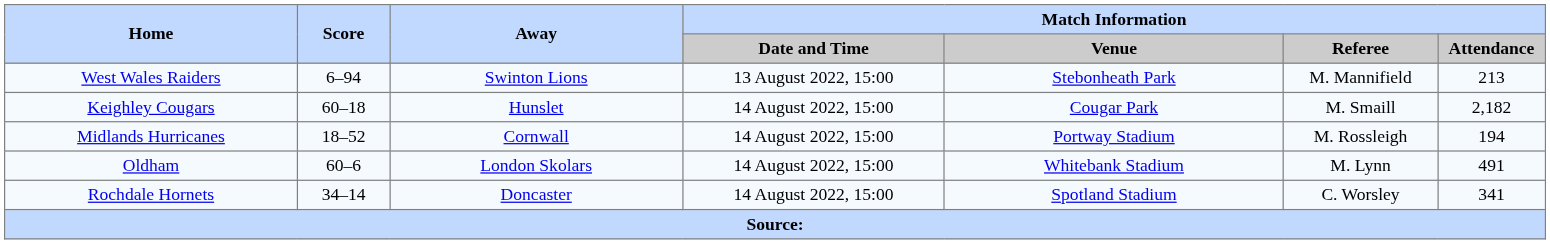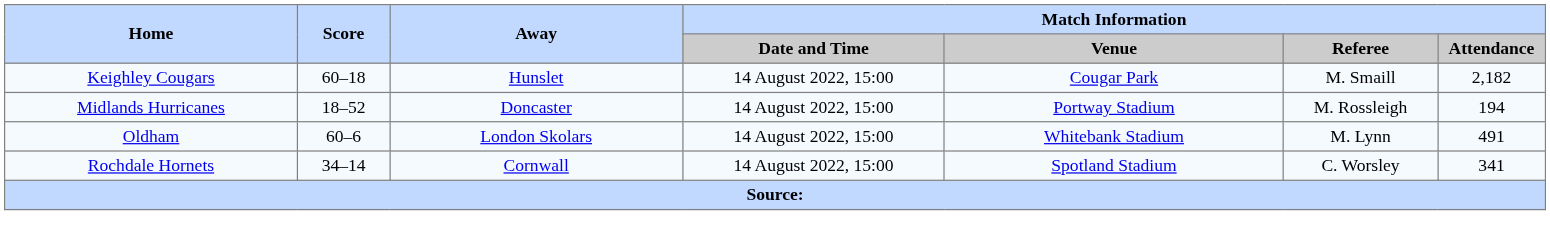- row: (151, 77)
(536, 136) Cornwall -> (536, 106) Doncaster
(536, 194) Doncaster -> (536, 165) Cornwall
